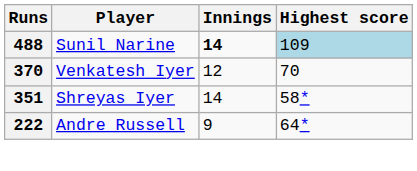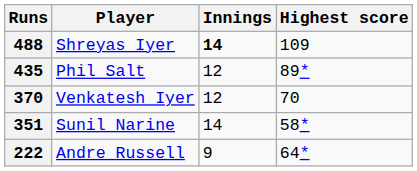(116, 45) Sunil Narine -> (116, 45) Shreyas Iyer
(295, 45) lightblue background -> (295, 45) no background
+ row: (28, 72)
(116, 99) Shreyas Iyer -> (116, 126) Sunil Narine
